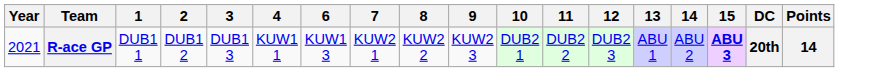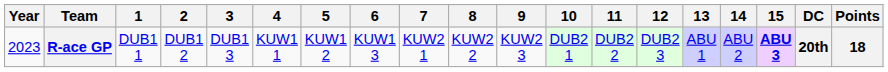+ column: (326, 16)
(24, 47) 2021 -> (24, 47) 2023
(809, 47) 14 -> (857, 47) 18
